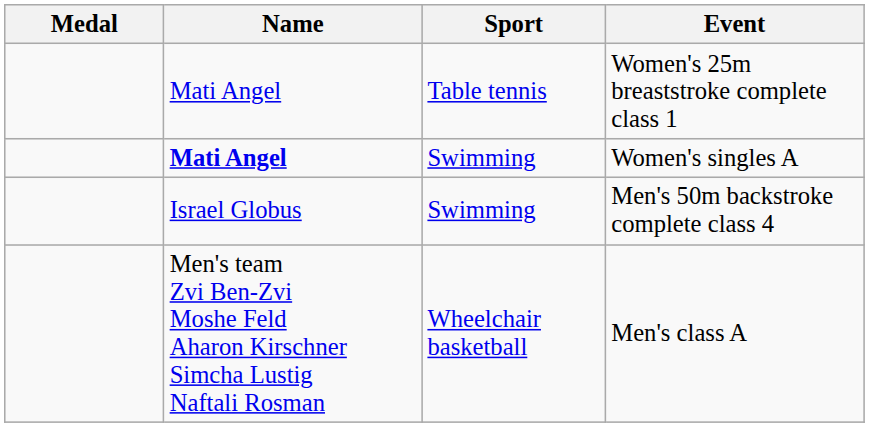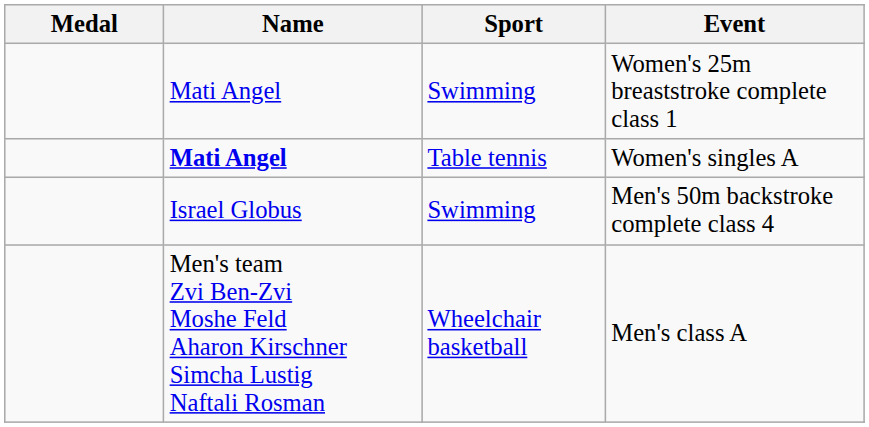(487, 90) Table tennis -> (481, 90) Swimming
(481, 157) Swimming -> (487, 157) Table tennis
